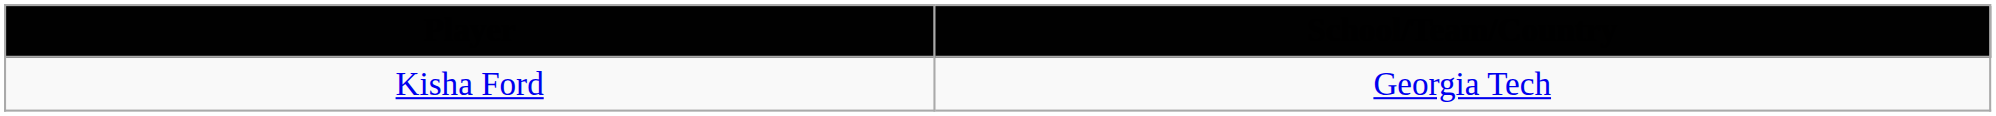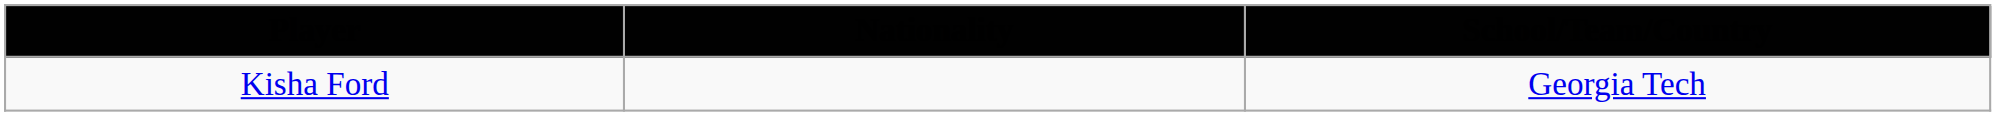+ column: (934, 30)
